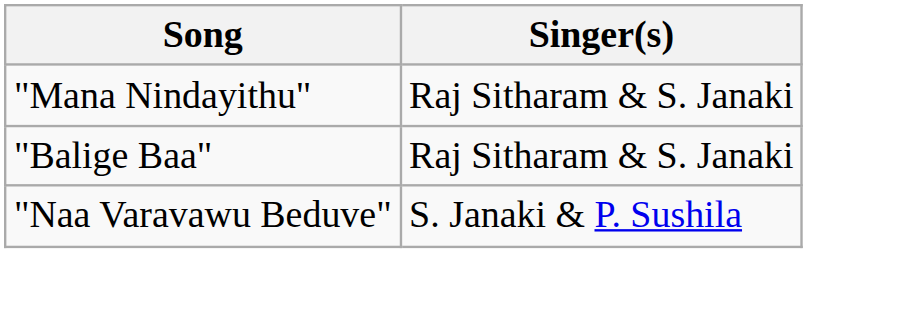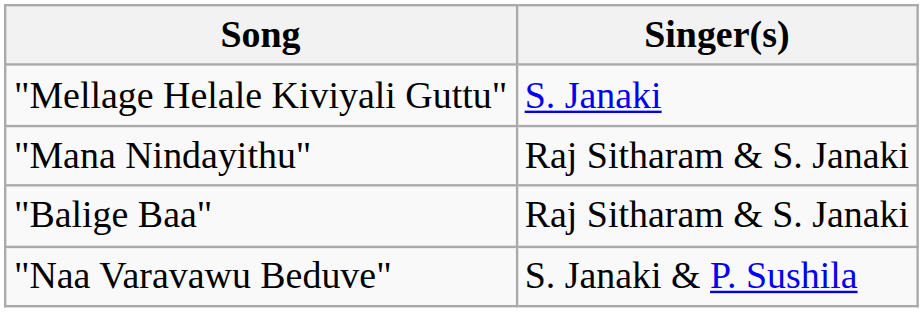+ row: (261, 94)
